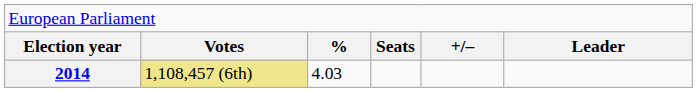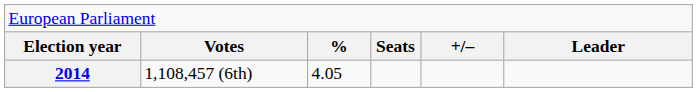(198, 73) khaki background -> (198, 73) no background
(327, 73) 4.03 -> (327, 73) 4.05
